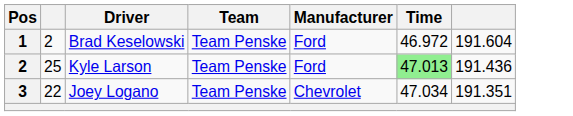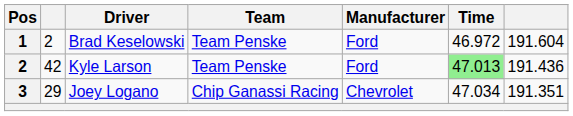(53, 67) 25 -> (53, 67) 42
(53, 91) 22 -> (53, 91) 29
(239, 91) Team Penske -> (265, 91) Chip Ganassi Racing
